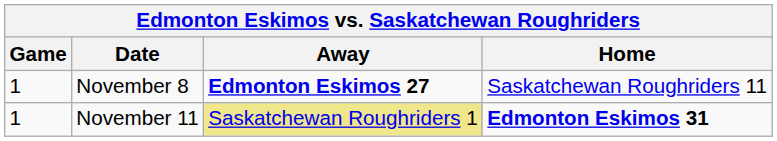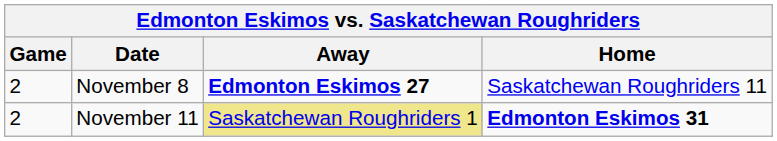(15, 86) 1 -> (15, 86) 2
(15, 119) 1 -> (15, 119) 2
